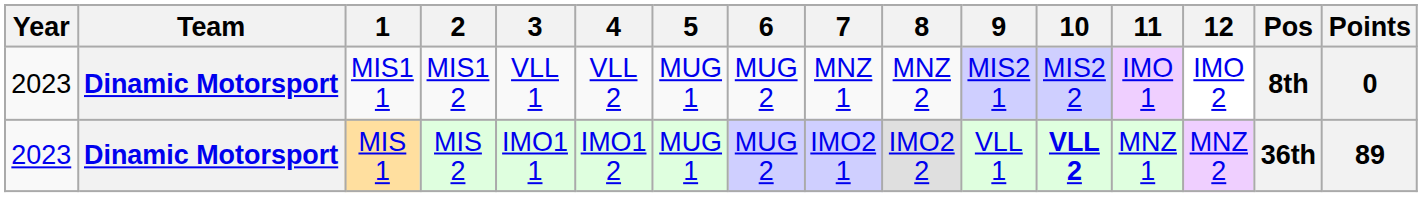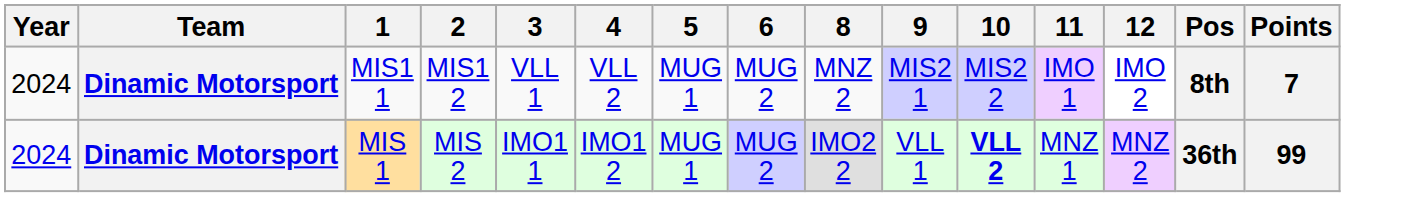- column: (843, 26)
(41, 83) 2023 -> (41, 83) 2024
(1370, 83) 0 -> (1291, 83) 7
(41, 155) 2023 -> (41, 155) 2024
(1370, 155) 89 -> (1291, 155) 99
